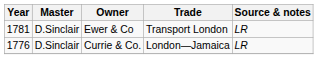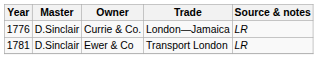rows swapped: (113, 45) <-> (109, 29)
